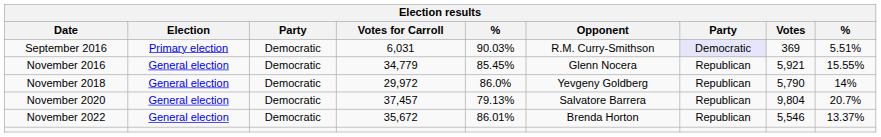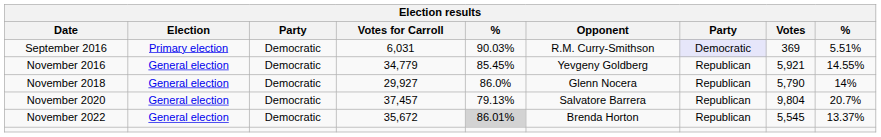(603, 65) Glenn Nocera -> (603, 65) Yevgeny Goldberg
(846, 65) 15.55% -> (846, 65) 14.55%
(401, 83) 29,972 -> (401, 83) 29,927
(603, 83) Yevgeny Goldberg -> (603, 83) Glenn Nocera
(496, 118) no background -> (496, 118) lightgrey background
(791, 118) 5,546 -> (791, 118) 5,545
